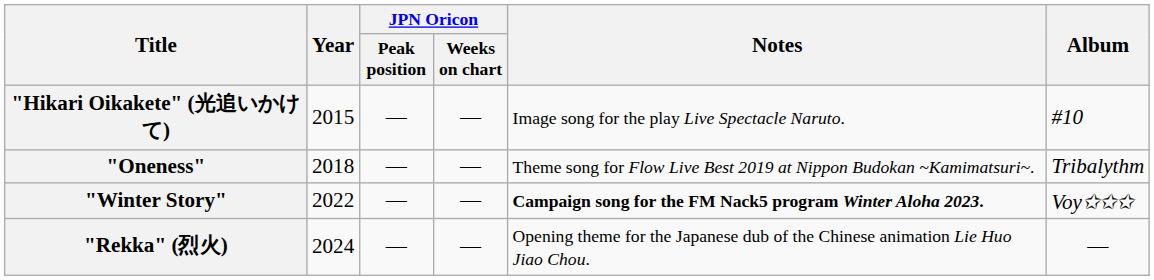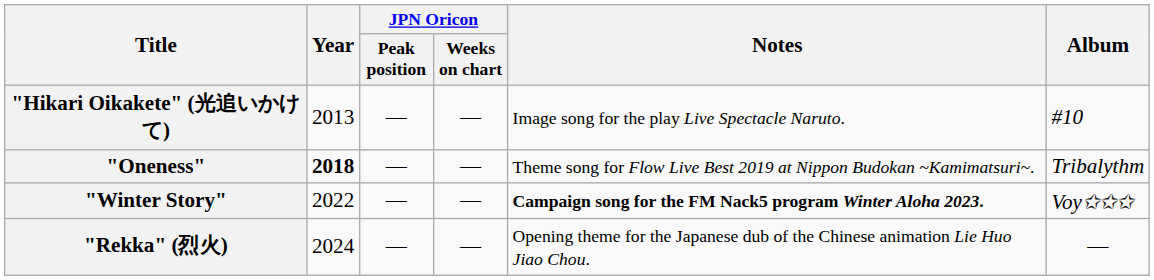(333, 117) 2015 -> (333, 117) 2013
(333, 166) normal -> (333, 166) bold
